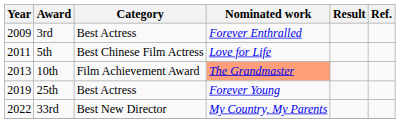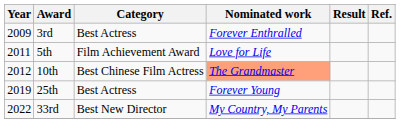(140, 52) Best Chinese Film Actress -> (138, 52) Film Achievement Award
(19, 71) 2013 -> (19, 71) 2012
(138, 71) Film Achievement Award -> (140, 71) Best Chinese Film Actress
